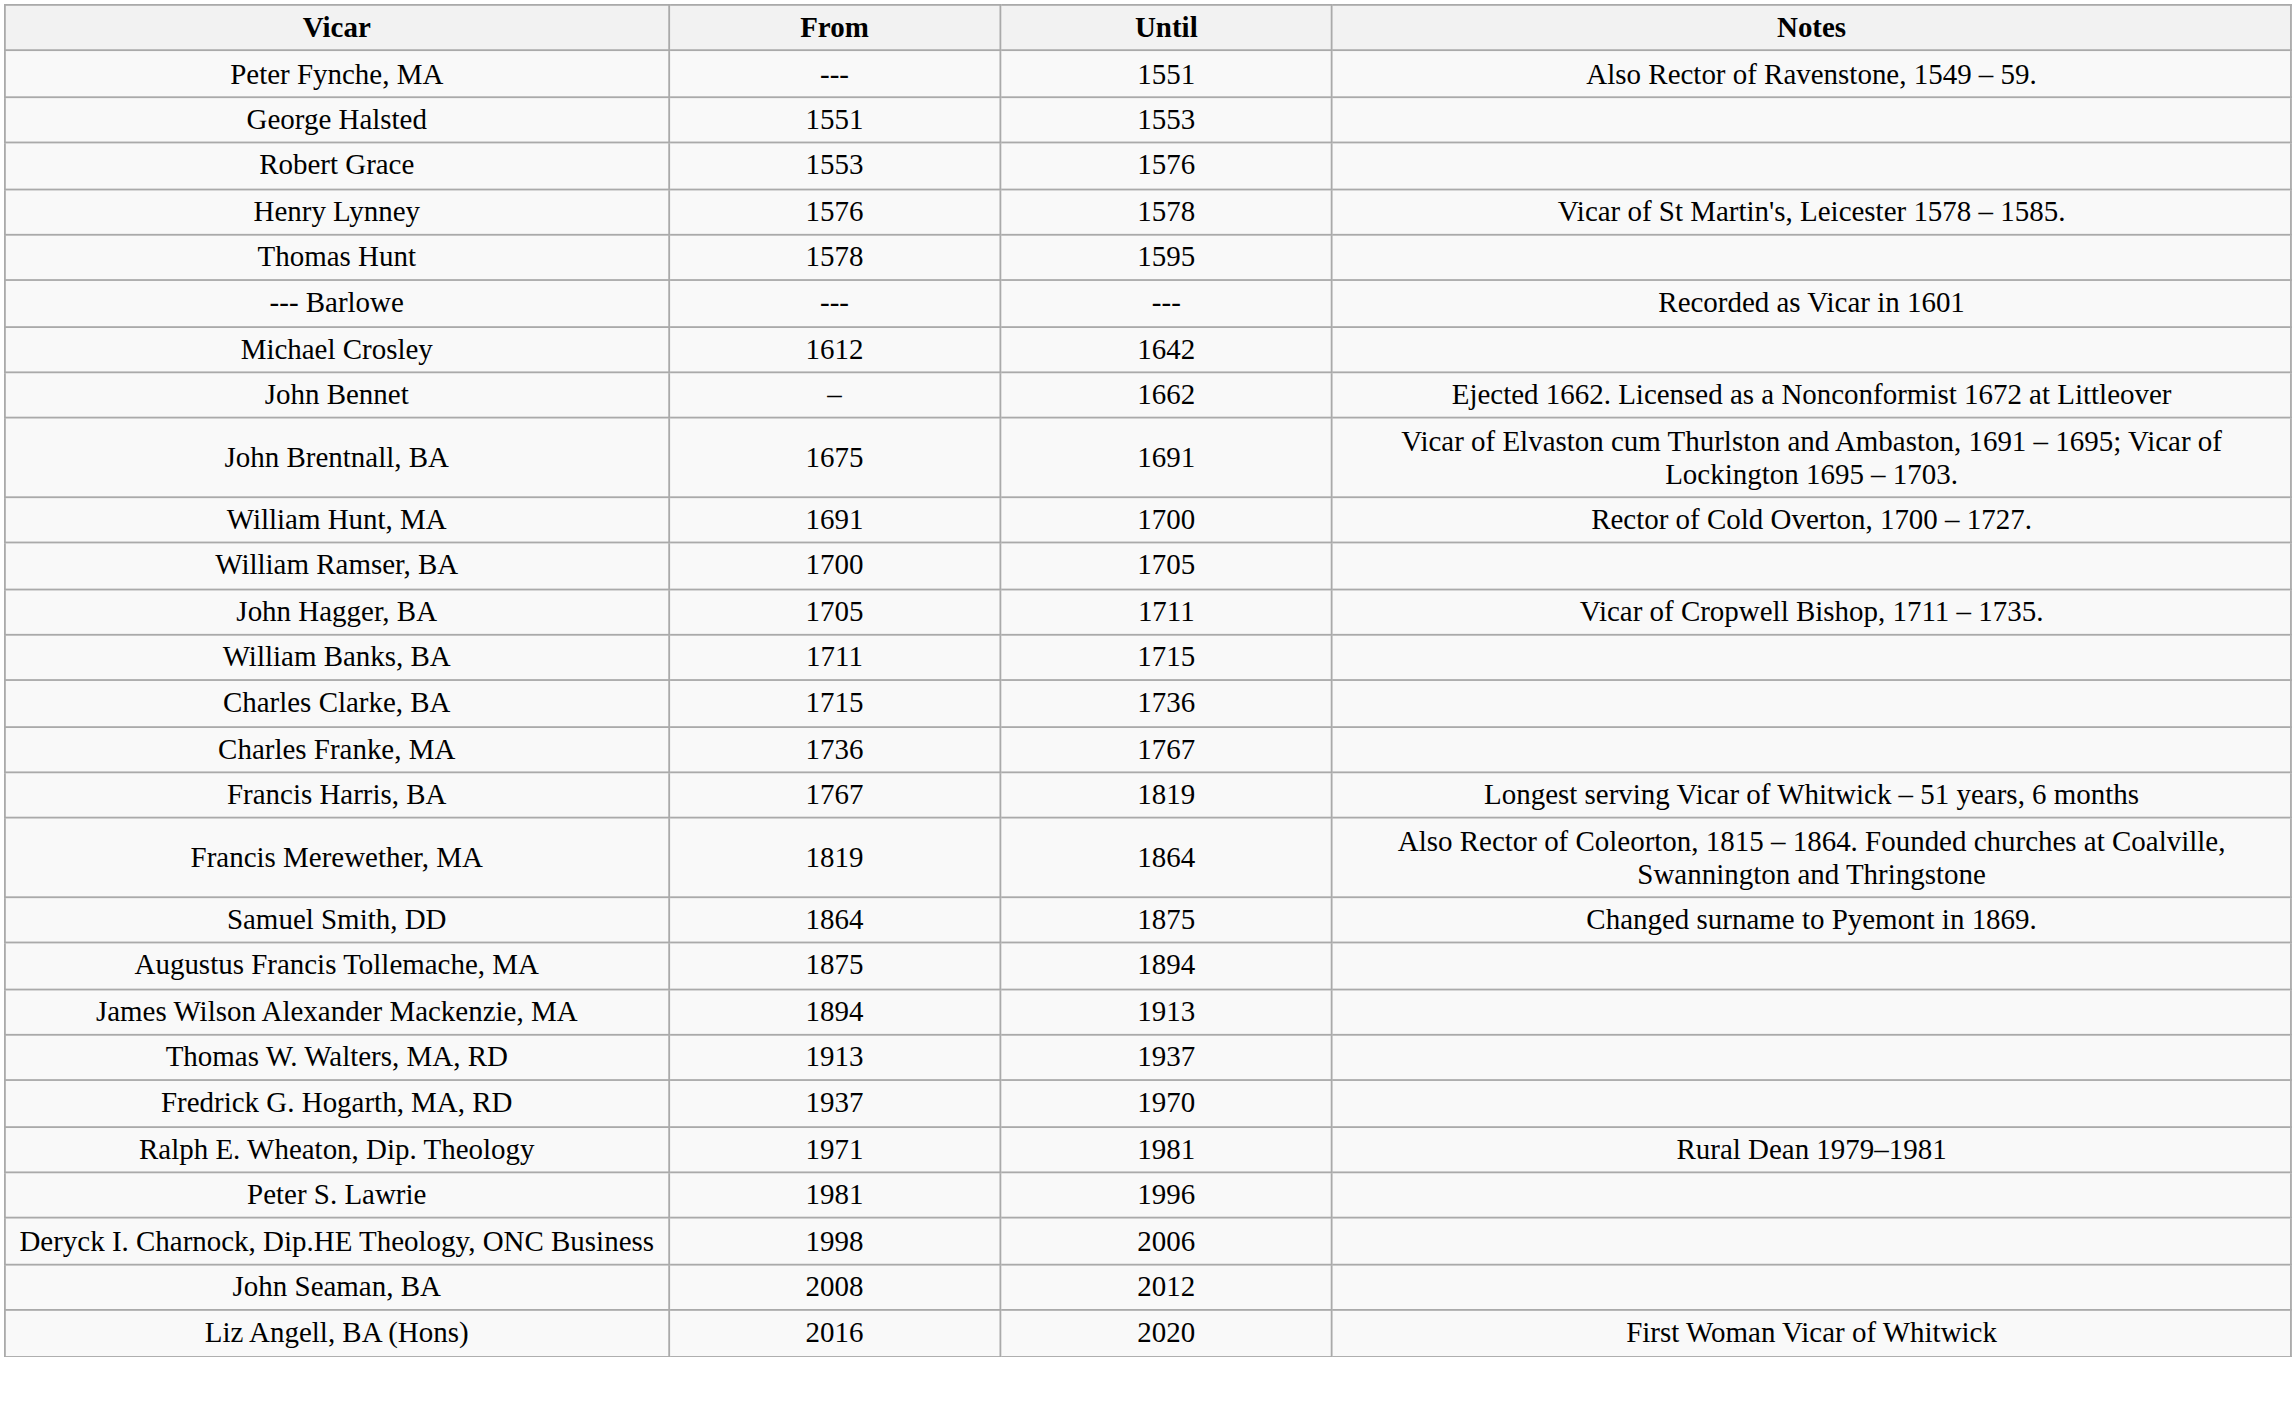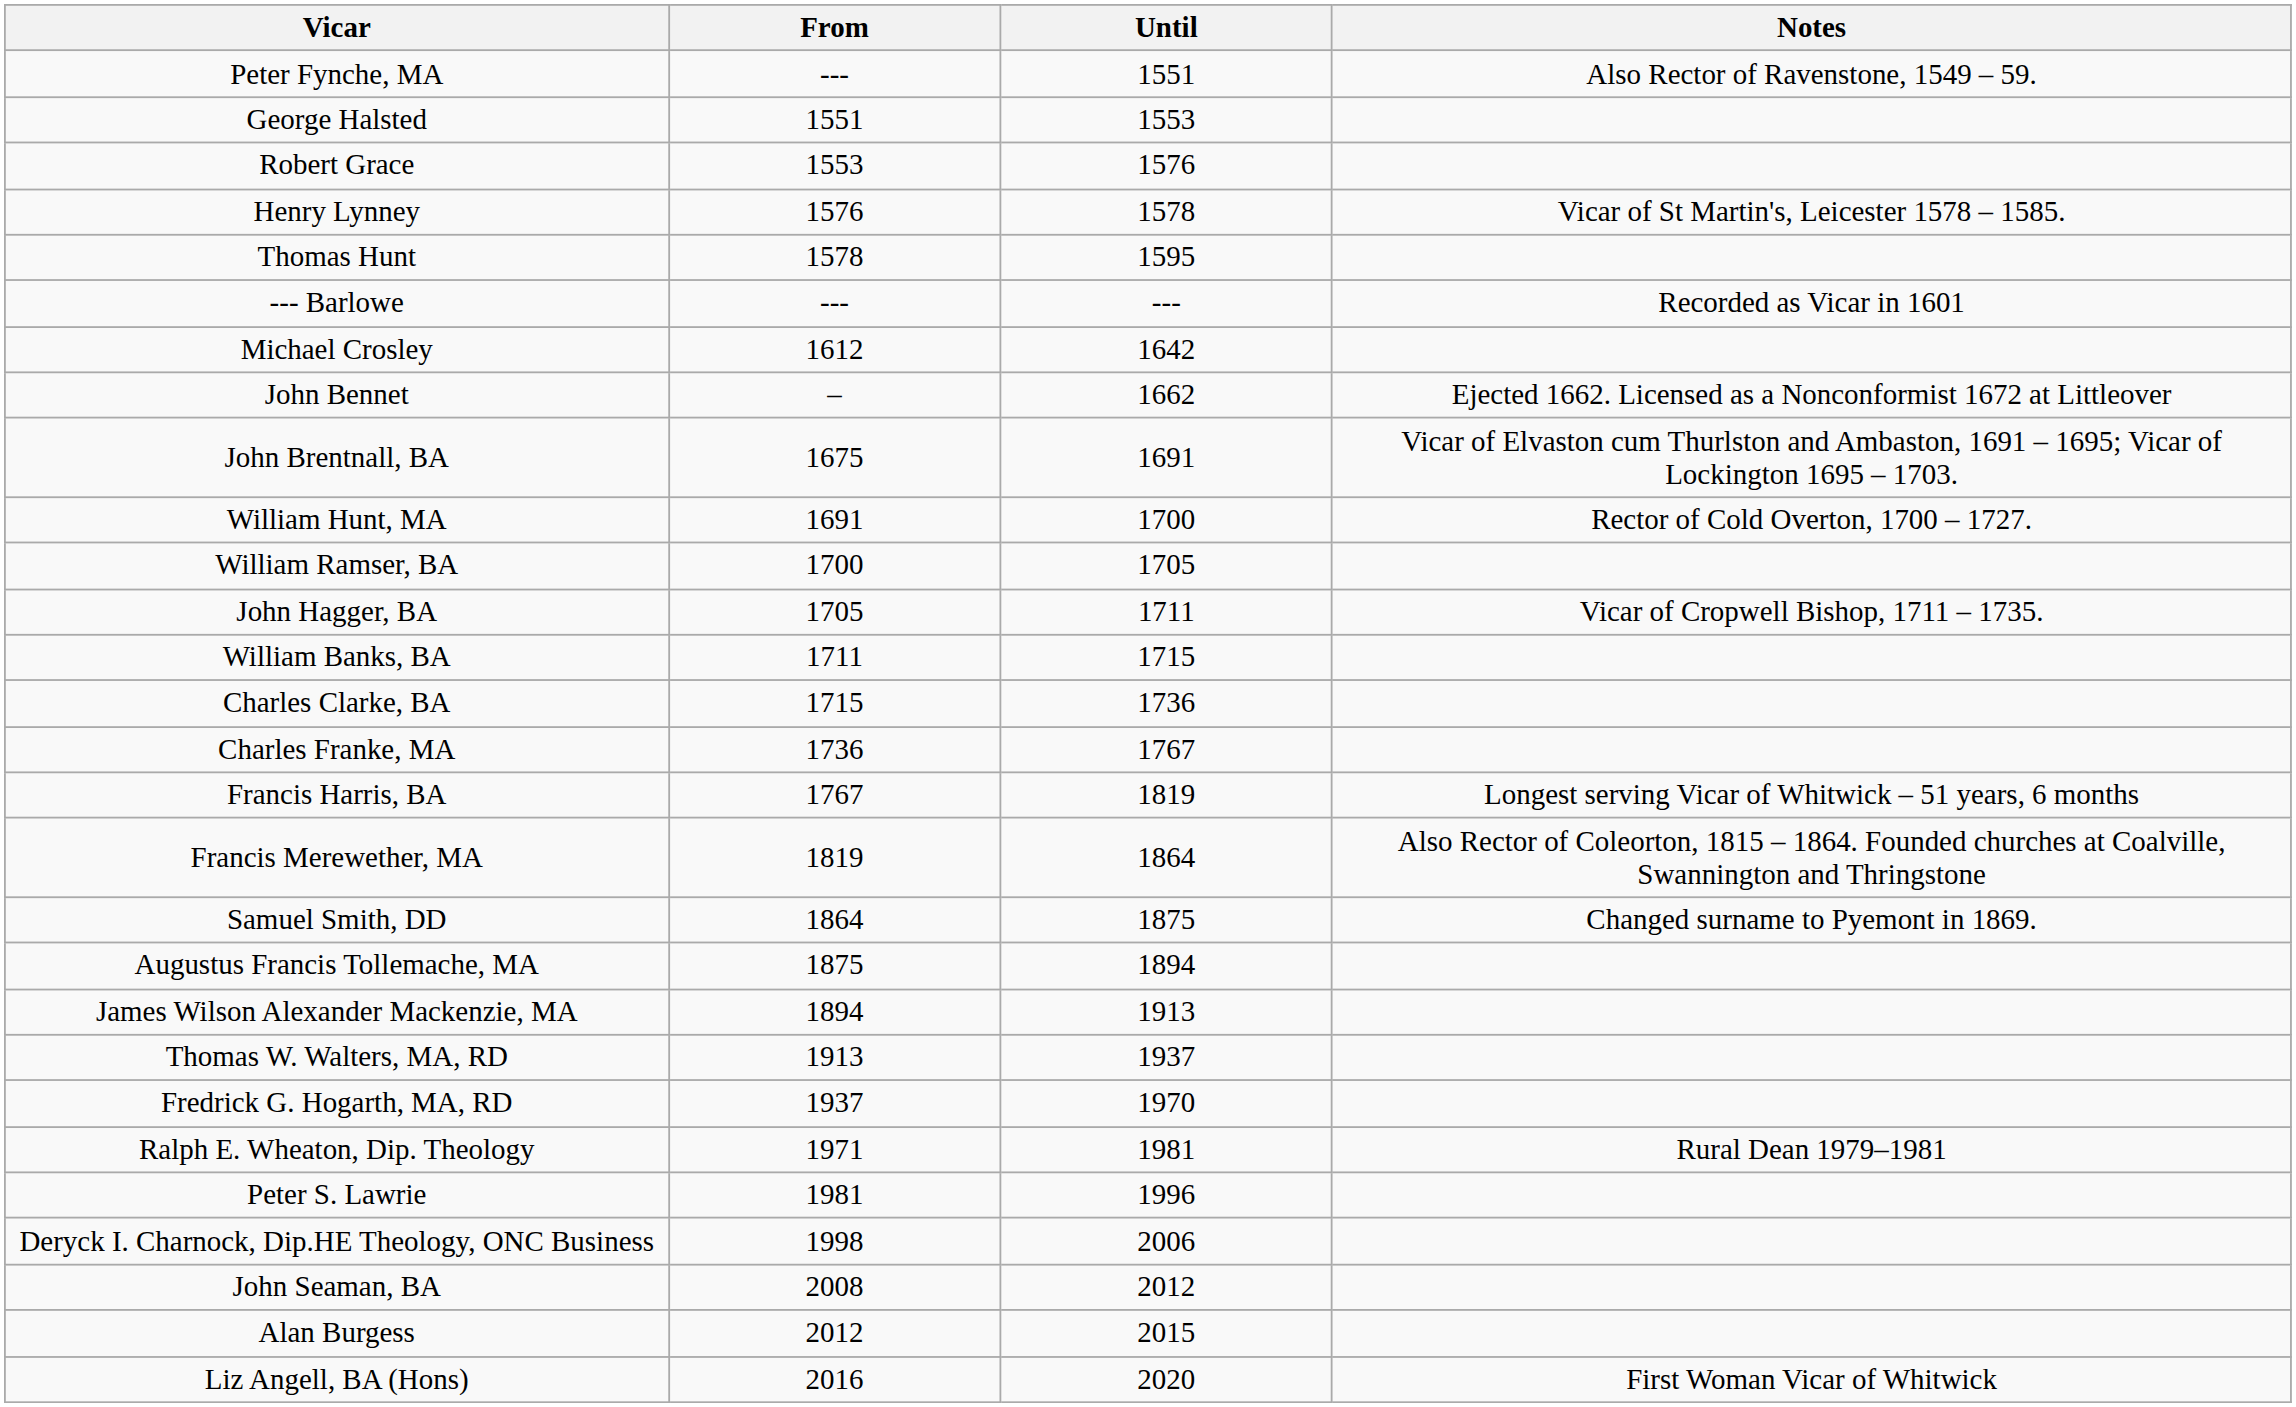+ row: (337, 1332)
